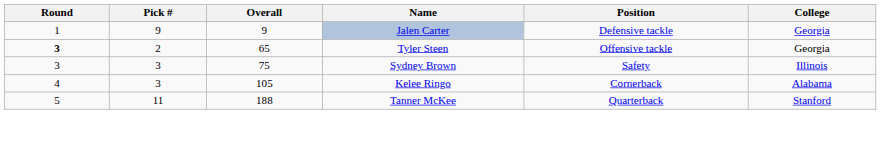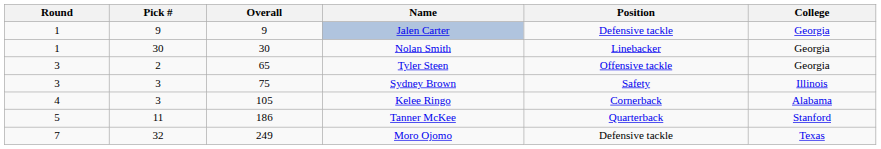+ row: (423, 48)
(57, 48) bold -> (57, 65) normal
(264, 100) 188 -> (264, 118) 186
+ row: (423, 135)
